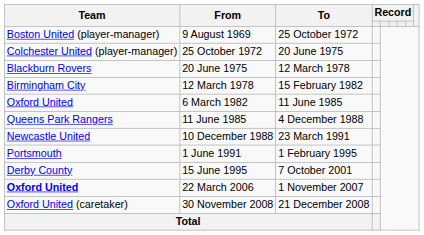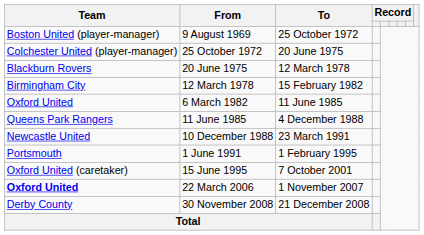(40, 170) Derby County -> (67, 170) Oxford United (caretaker)
(67, 204) Oxford United (caretaker) -> (40, 204) Derby County
